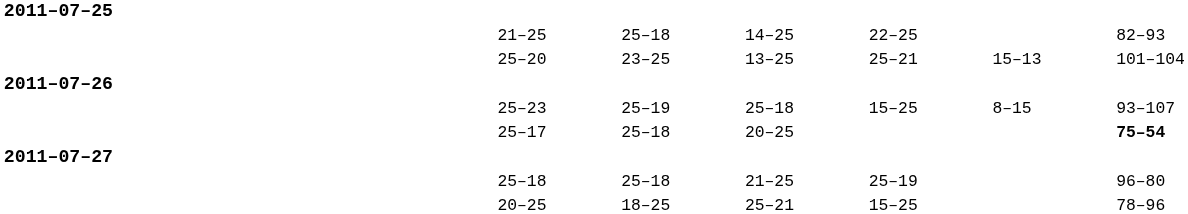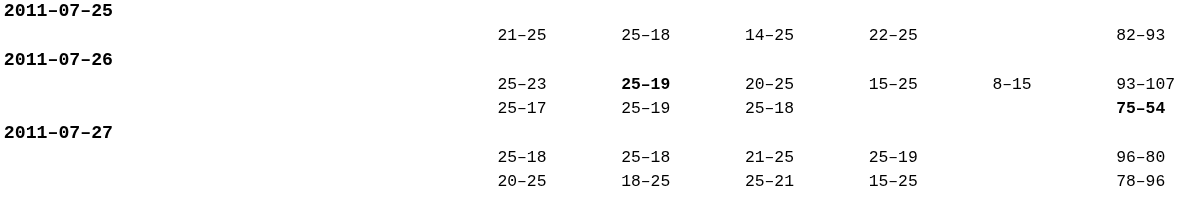- row: (94, 60)
(646, 109) normal -> (646, 85) bold
(769, 109) 25–18 -> (769, 85) 20–25
(646, 133) 25–18 -> (646, 109) 25–19
(769, 133) 20–25 -> (769, 109) 25–18
